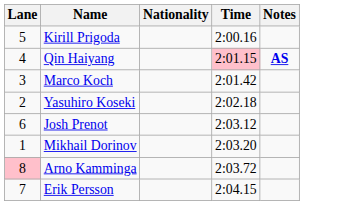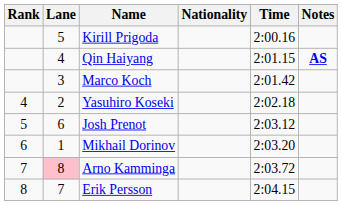+ column: (24, 15)
(236, 59) pink background -> (274, 59) no background
